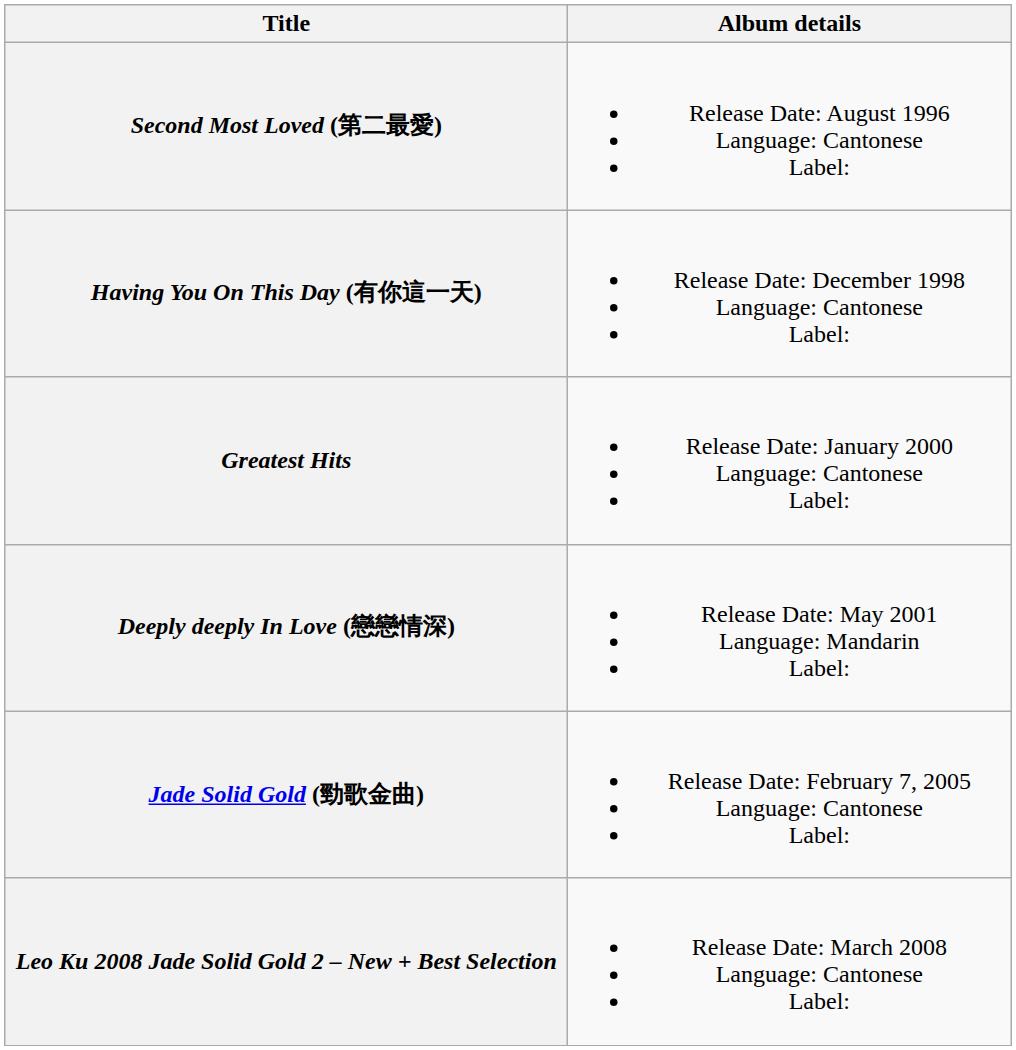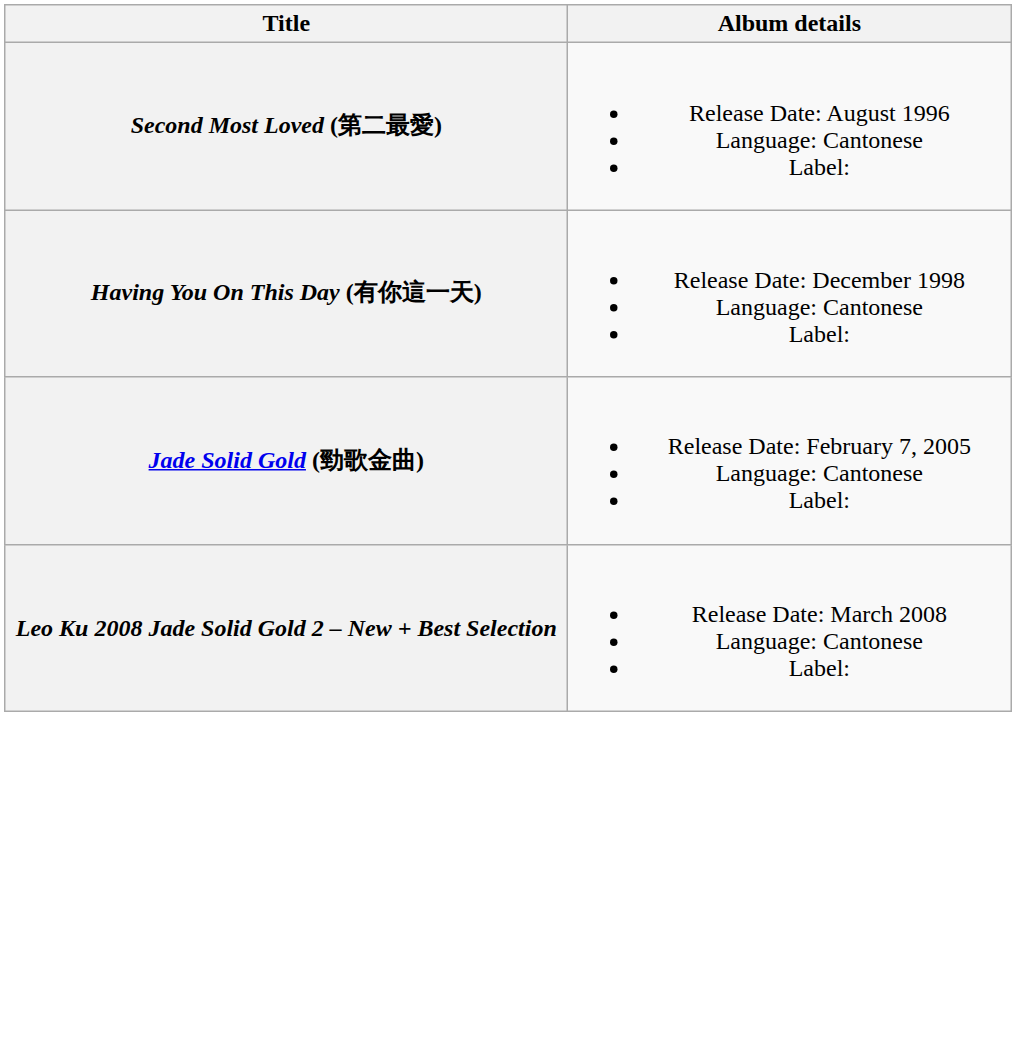- row: (286, 460)
- row: (286, 626)
